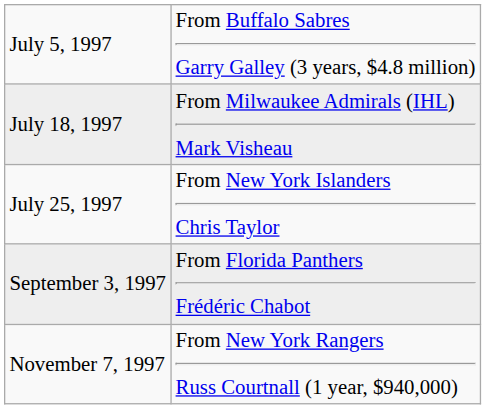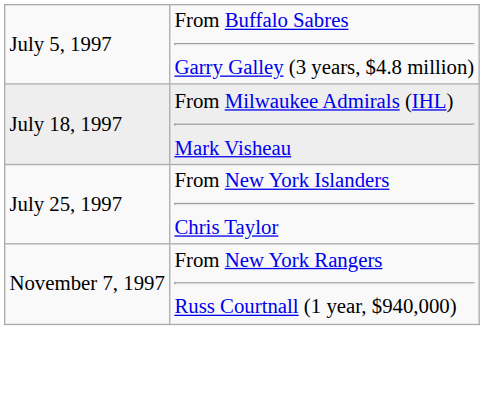- row: (88, 283)
